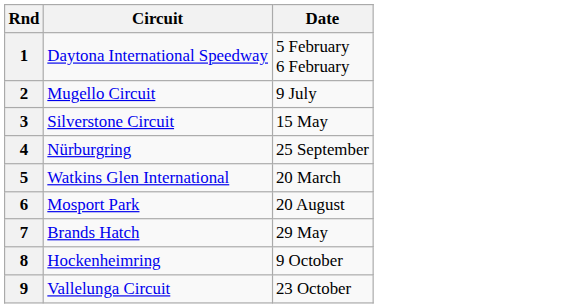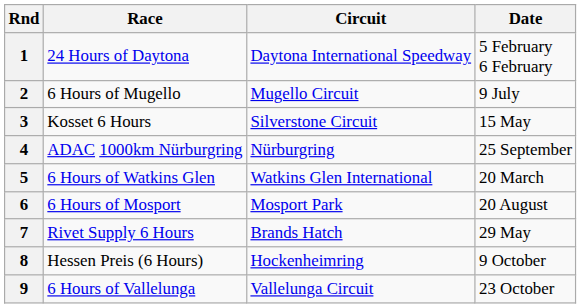+ column: (145, 18)
